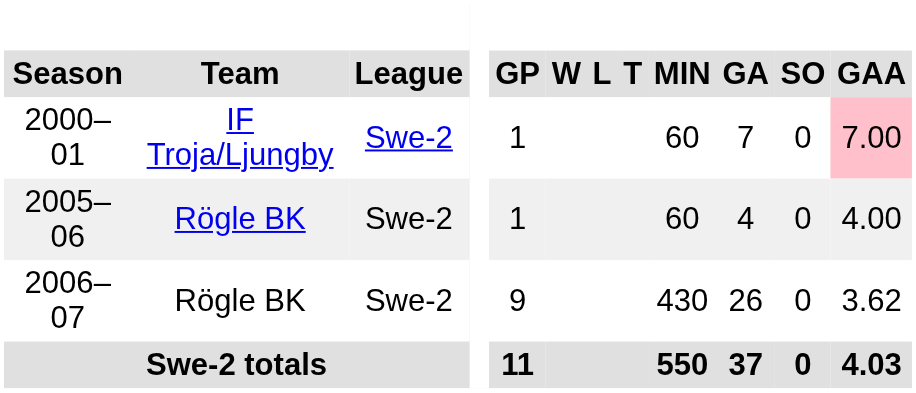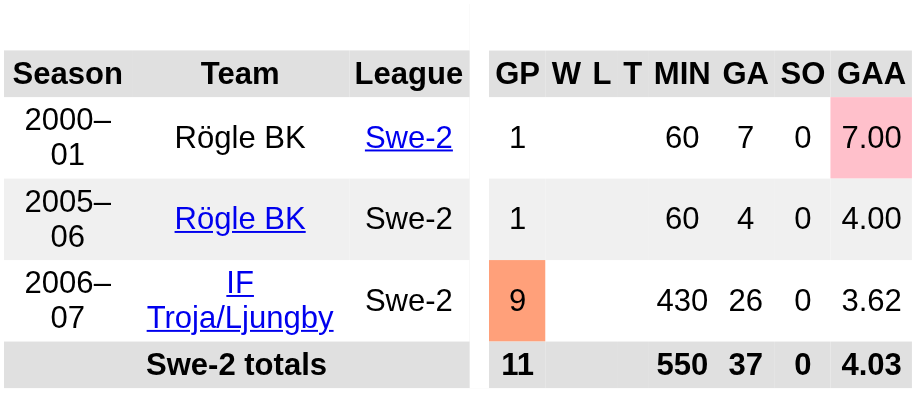(240, 137) IF Troja/Ljungby -> (240, 137) Rögle BK
(240, 300) Rögle BK -> (240, 300) IF Troja/Ljungby
(518, 300) no background -> (518, 300) lightsalmon background
